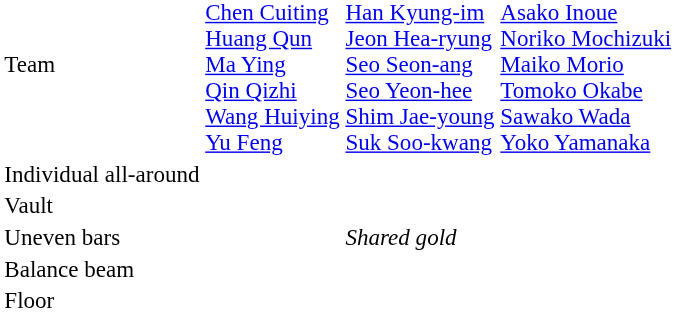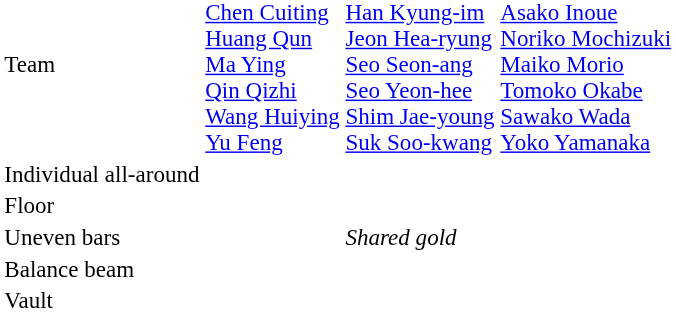rows swapped: (29, 205) <-> (29, 300)
